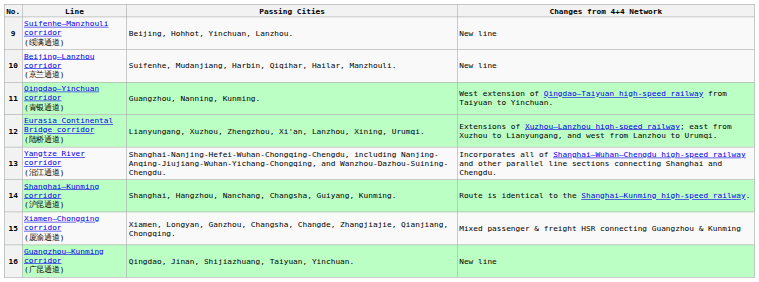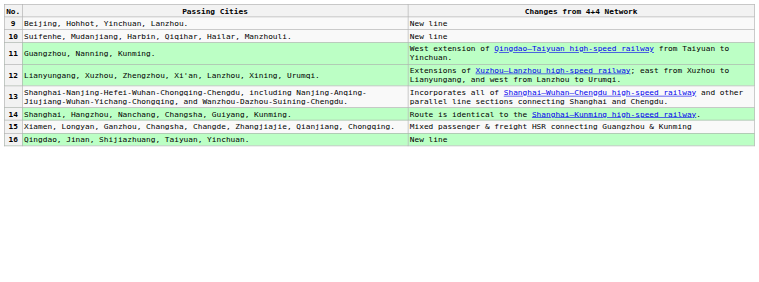- column: (74, 11)
